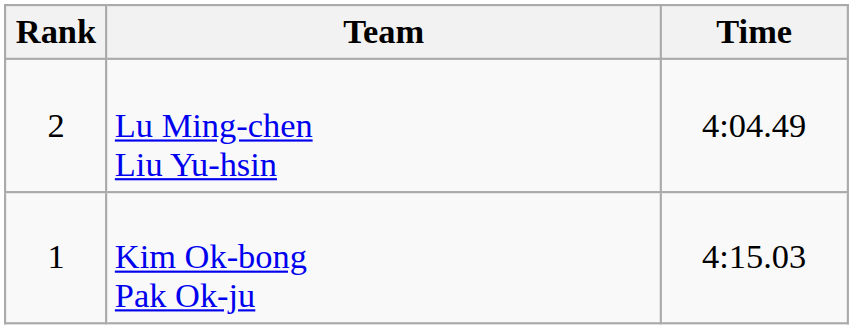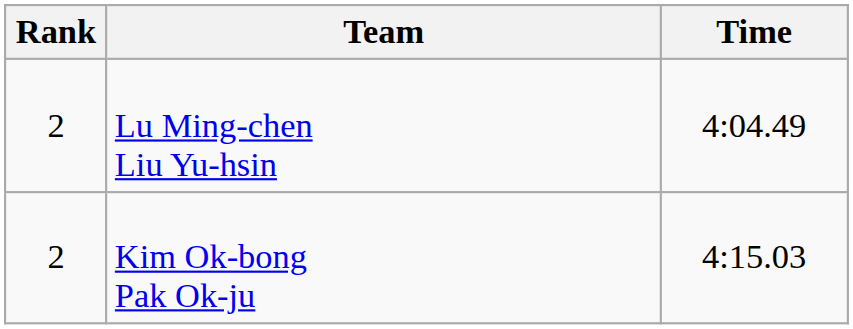(56, 256) 1 -> (56, 256) 2
